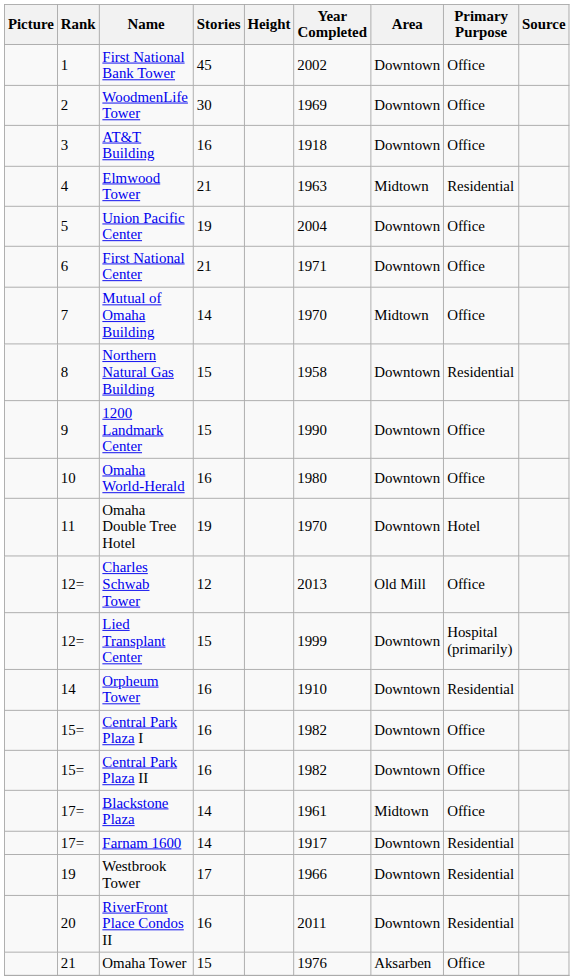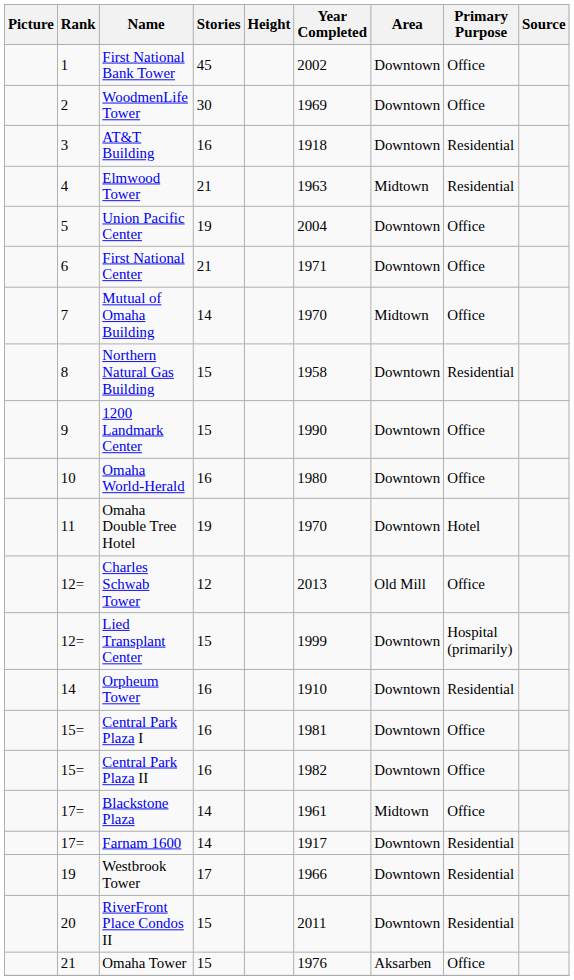(466, 145) Office -> (481, 145) Residential
(312, 730) 1982 -> (312, 730) 1981
(204, 923) 16 -> (204, 923) 15
